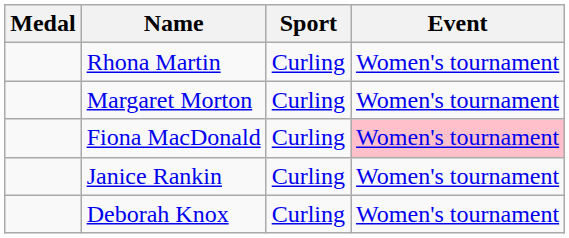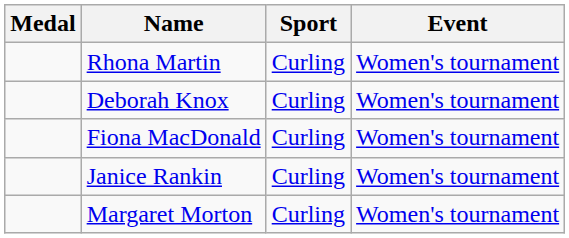rows swapped: (158, 213) <-> (169, 99)
(458, 137) pink background -> (458, 137) no background
